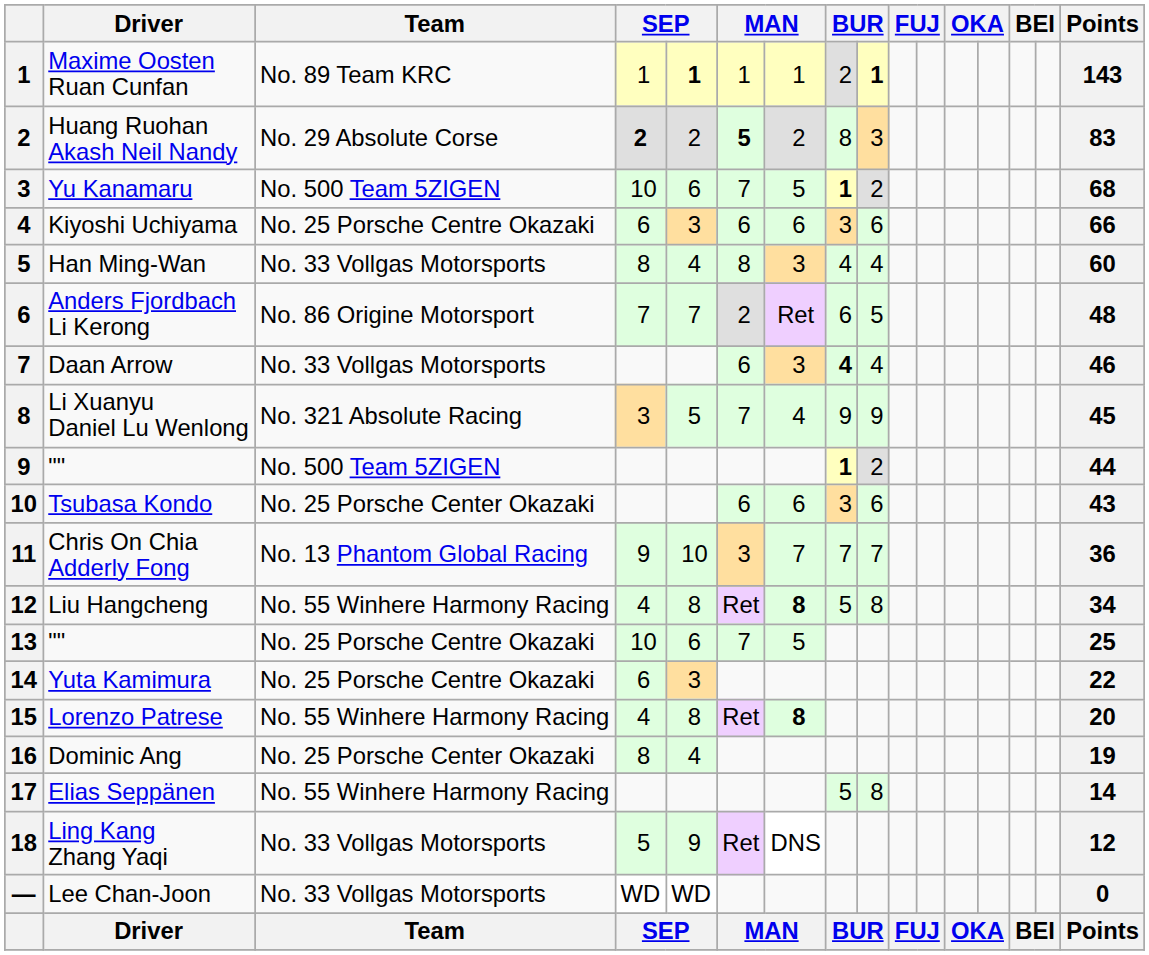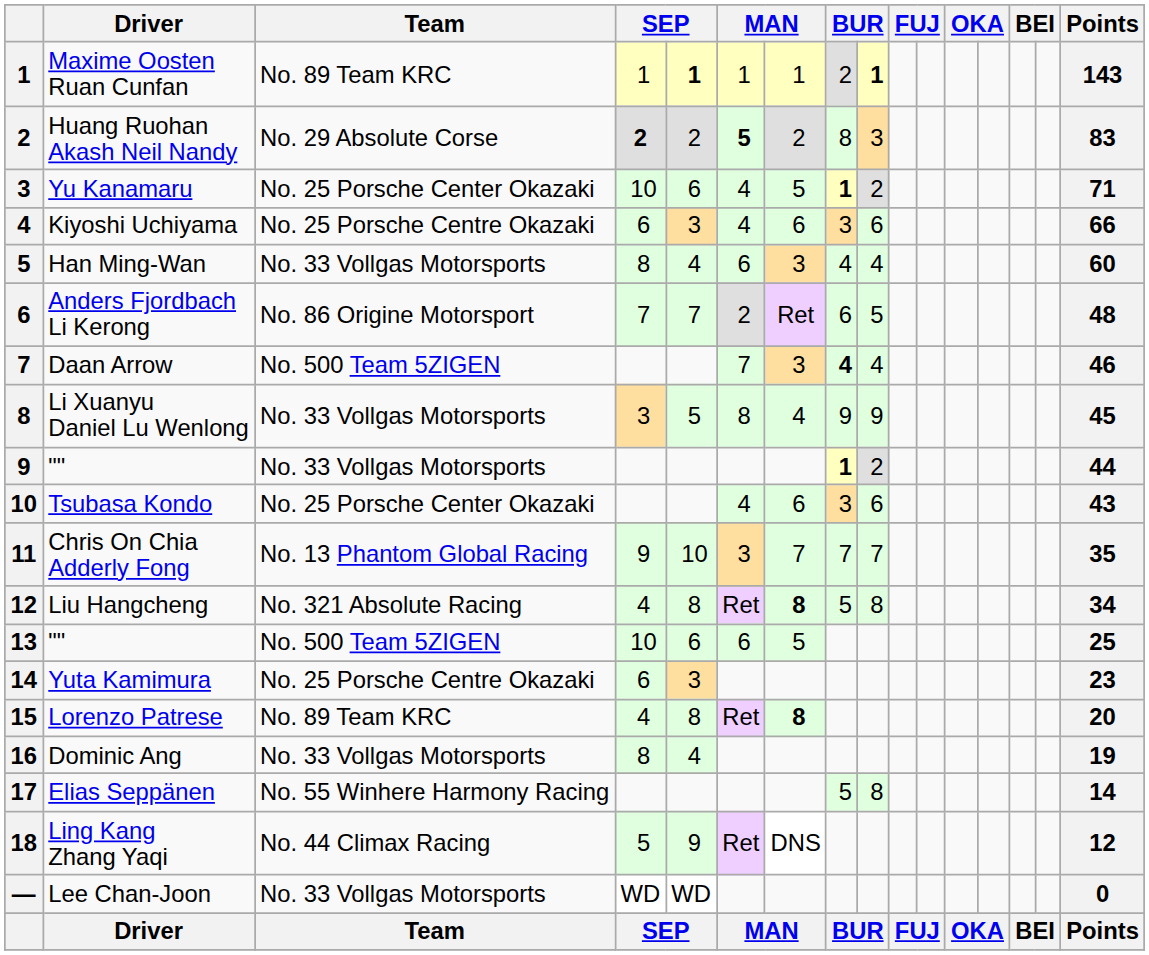(380, 188) No. 500 Team 5ZIGEN -> (427, 188) No. 25 Porsche Center Okazaki
(741, 188) 7 -> (741, 188) 4
(1103, 188) 68 -> (1103, 188) 71
(741, 226) 6 -> (741, 226) 4
(741, 263) 8 -> (741, 263) 6
(403, 365) No. 33 Vollgas Motorsports -> (380, 365) No. 500 Team 5ZIGEN
(741, 365) 6 -> (741, 365) 7
(391, 415) No. 321 Absolute Racing -> (403, 415) No. 33 Vollgas Motorsports
(741, 415) 7 -> (741, 415) 8
(380, 466) No. 500 Team 5ZIGEN -> (403, 466) No. 33 Vollgas Motorsports
(741, 503) 6 -> (741, 503) 4
(1103, 554) 36 -> (1103, 554) 35
(435, 605) No. 55 Winhere Harmony Racing -> (391, 605) No. 321 Absolute Racing
(427, 642) No. 25 Porsche Centre Okazaki -> (380, 642) No. 500 Team 5ZIGEN
(741, 642) 7 -> (741, 642) 6
(1103, 680) 22 -> (1103, 680) 23
(435, 717) No. 55 Winhere Harmony Racing -> (356, 717) No. 89 Team KRC
(427, 755) No. 25 Porsche Center Okazaki -> (403, 755) No. 33 Vollgas Motorsports
(403, 843) No. 33 Vollgas Motorsports -> (375, 843) No. 44 Climax Racing
